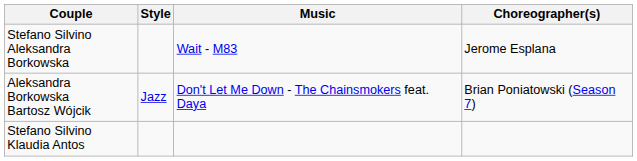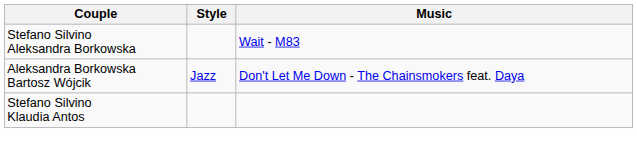- column: (547, 14)
